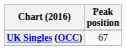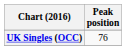(103, 38) 67 -> (103, 38) 76
